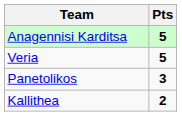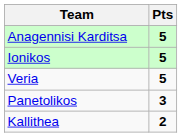+ row: (29, 57)
